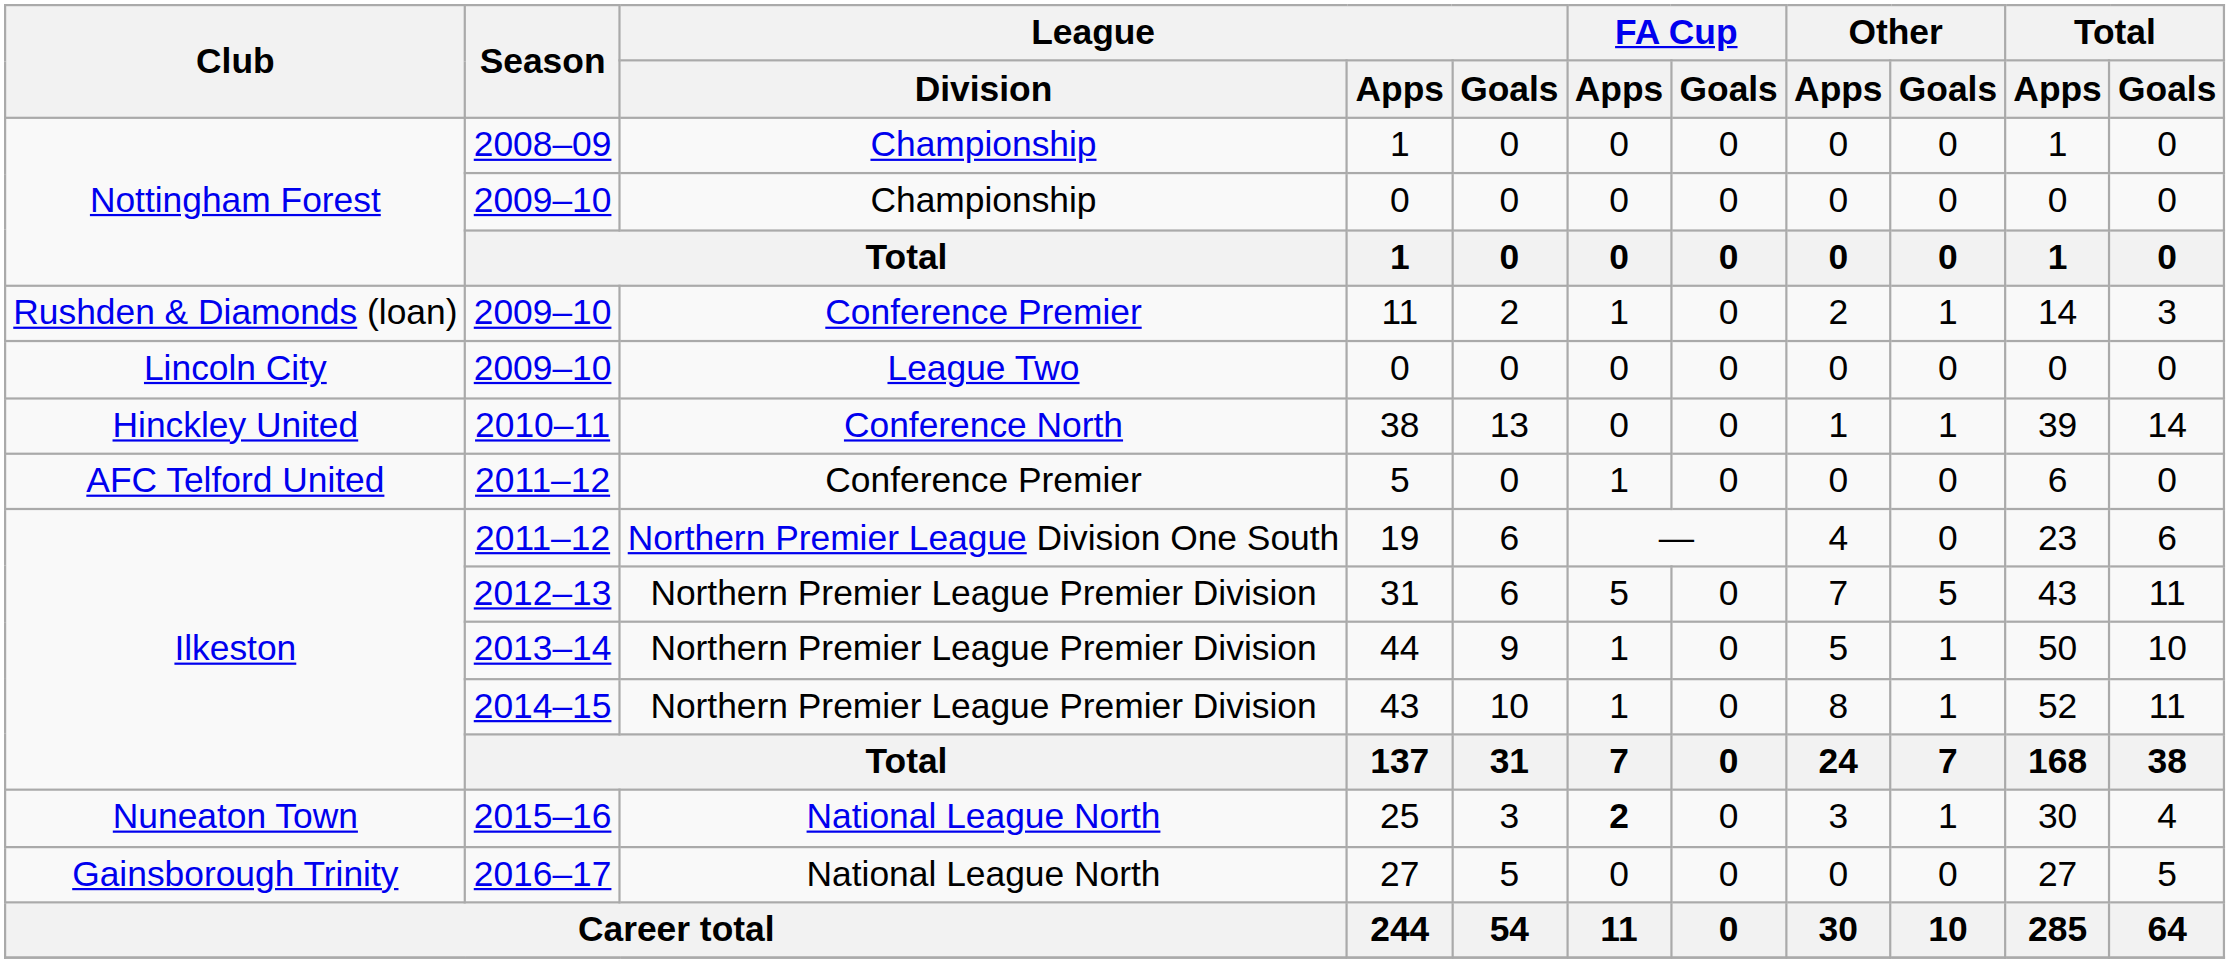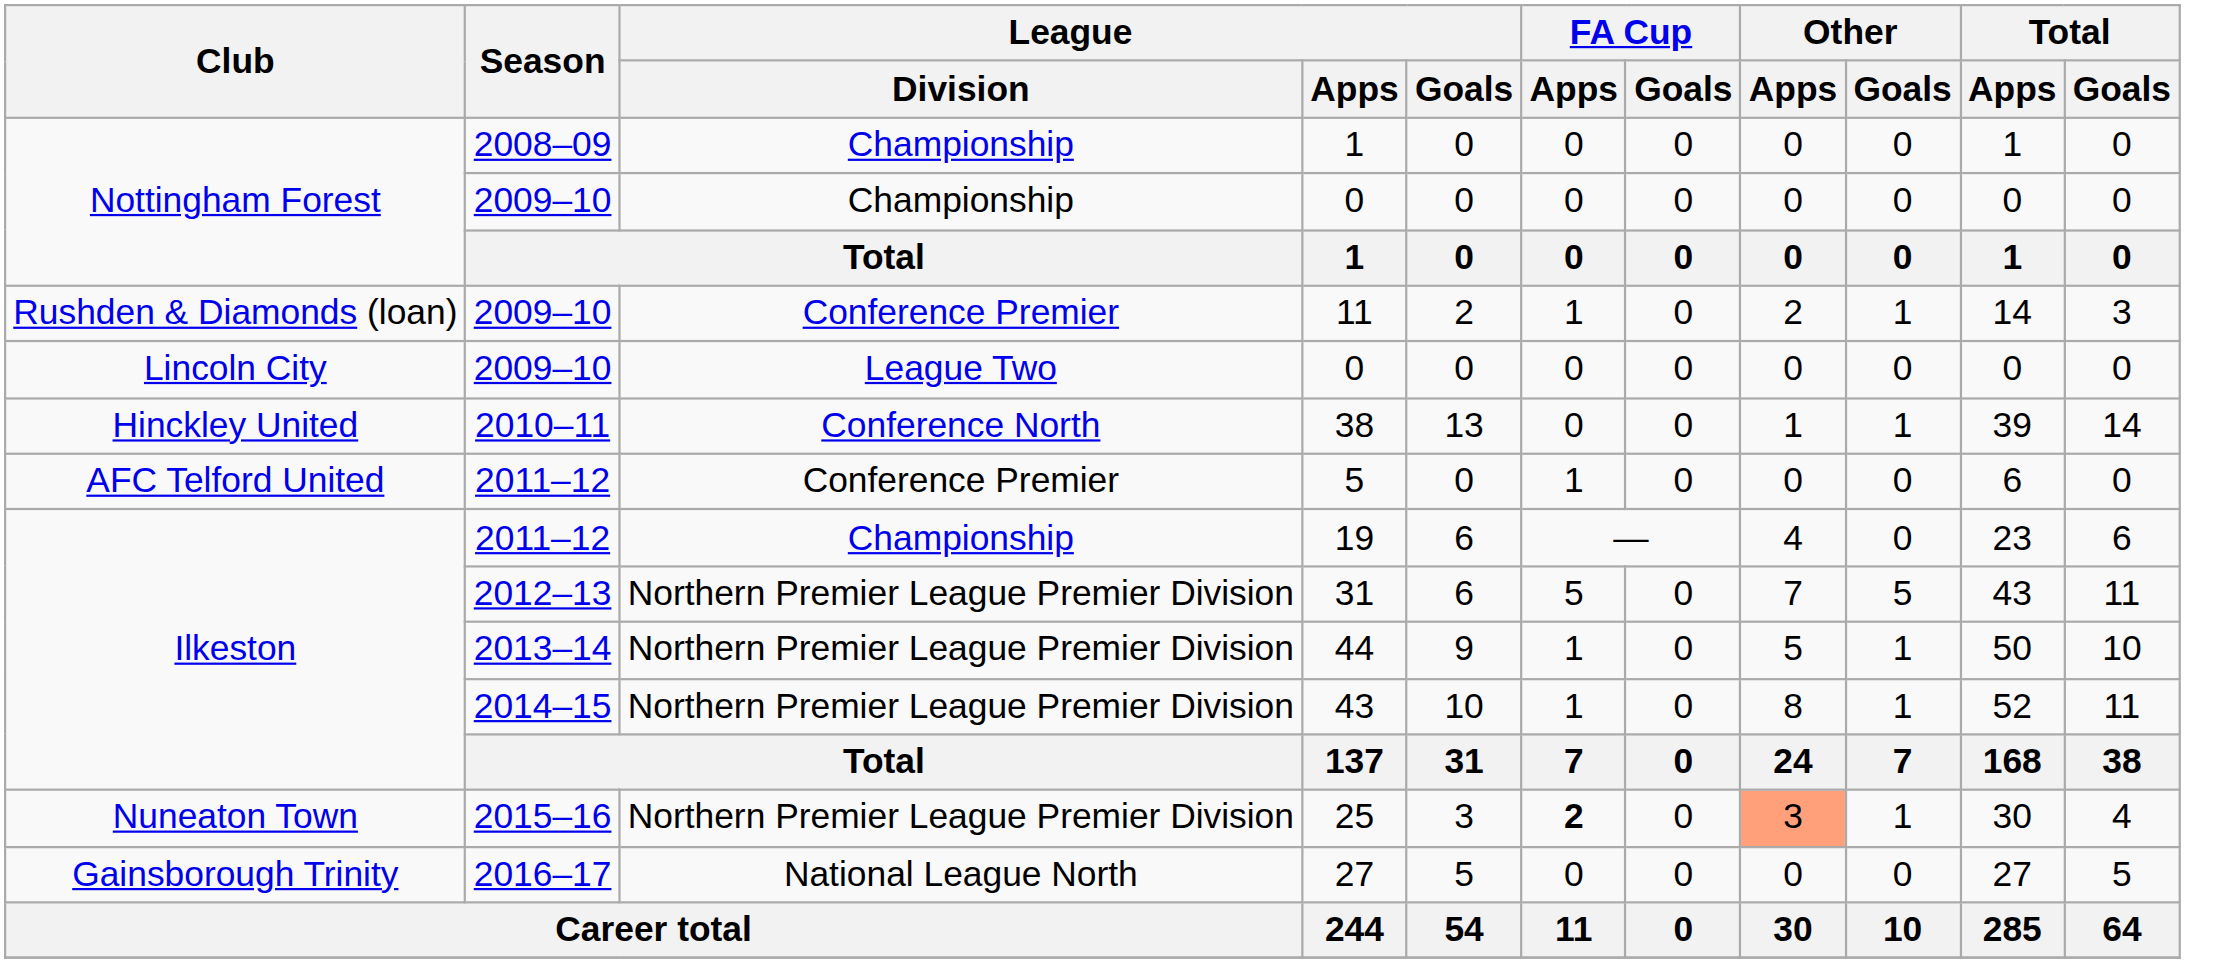(983, 537) Northern Premier League Division One South -> (961, 537) Championship
(983, 817) National League North -> (961, 817) Northern Premier League Premier Division
(1838, 817) no background -> (1793, 817) lightsalmon background
